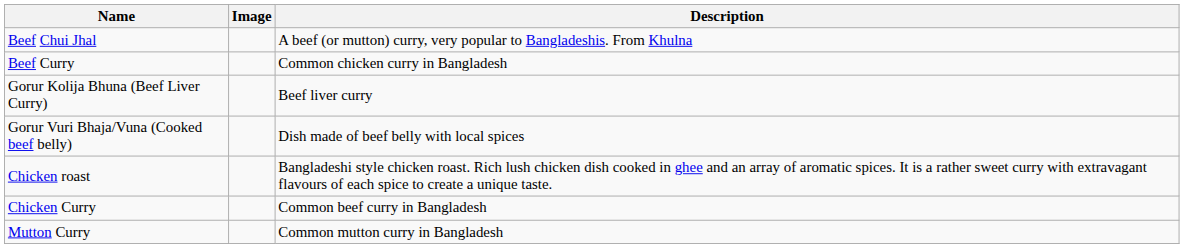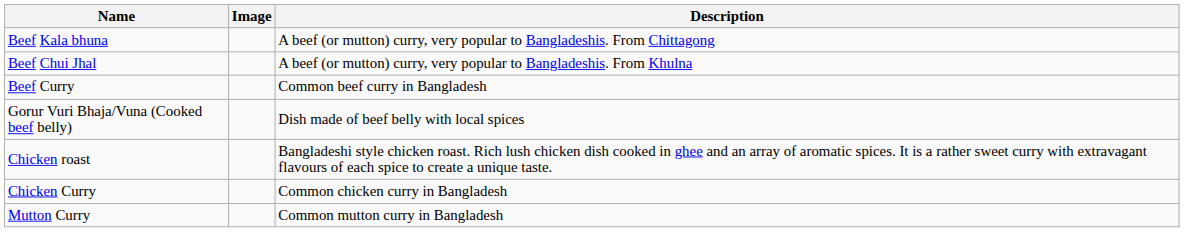+ row: (58, 39)
(393, 63) Common chicken curry in Bangladesh -> (383, 87) Common beef curry in Bangladesh
- row: (104, 95)
(383, 208) Common beef curry in Bangladesh -> (393, 191) Common chicken curry in Bangladesh
